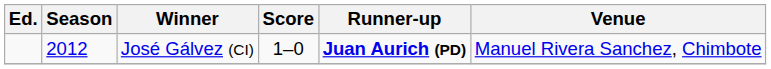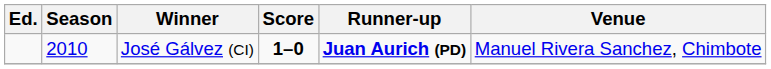(67, 48) 2012 -> (67, 48) 2010
(288, 48) normal -> (288, 48) bold
